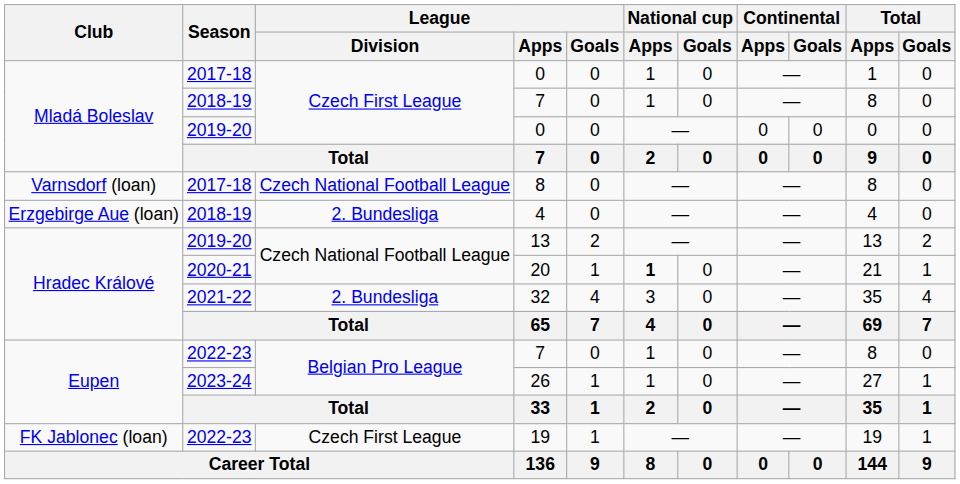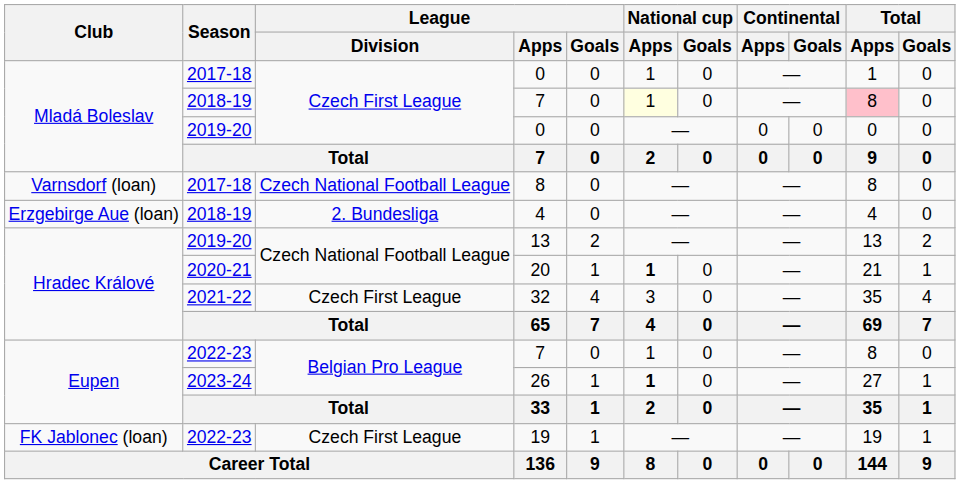(650, 102) no background -> (650, 102) lightyellow background
(872, 102) no background -> (872, 102) pink background
(385, 297) 2. Bundesliga -> (385, 297) Czech First League
(650, 381) normal -> (650, 381) bold
